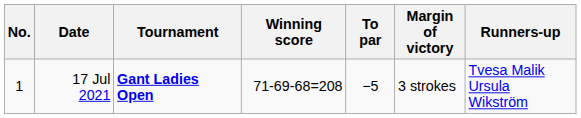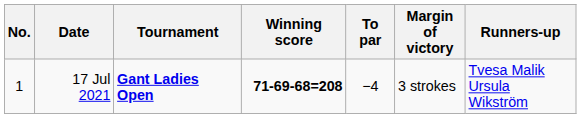(298, 87) normal -> (298, 87) bold
(370, 87) −5 -> (370, 87) −4
